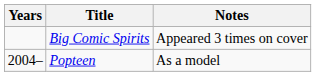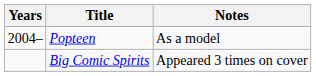rows swapped: (72, 60) <-> (99, 37)
